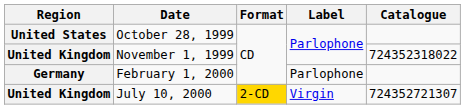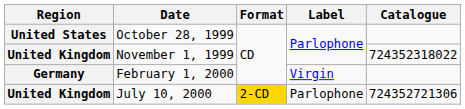(326, 74) Parlophone -> (312, 74) Virgin
(312, 94) Virgin -> (326, 94) Parlophone
(413, 94) 724352721307 -> (413, 94) 724352721306
